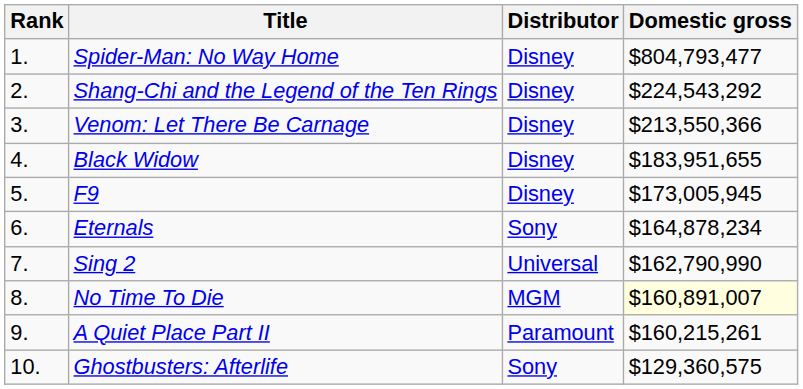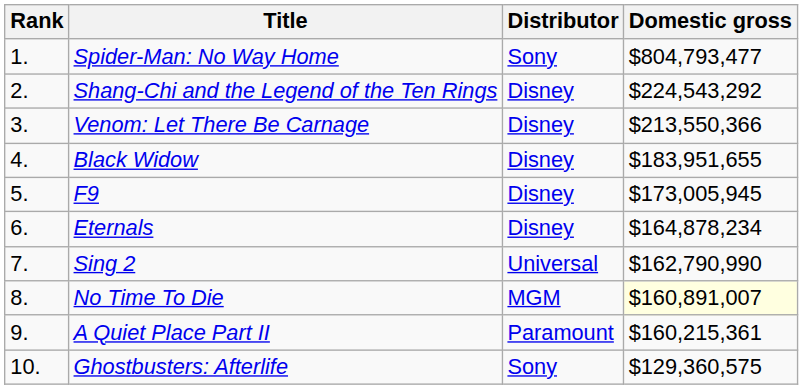(541, 56) Disney -> (532, 56) Sony
(532, 228) Sony -> (541, 228) Disney
(695, 332) $160,215,261 -> (695, 332) $160,215,361
